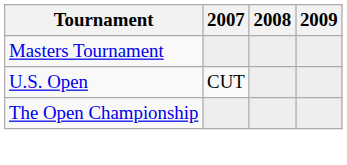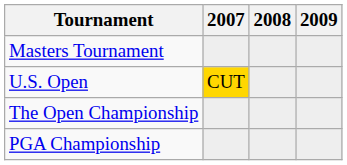(226, 82) no background -> (226, 82) gold background
+ row: (85, 144)
